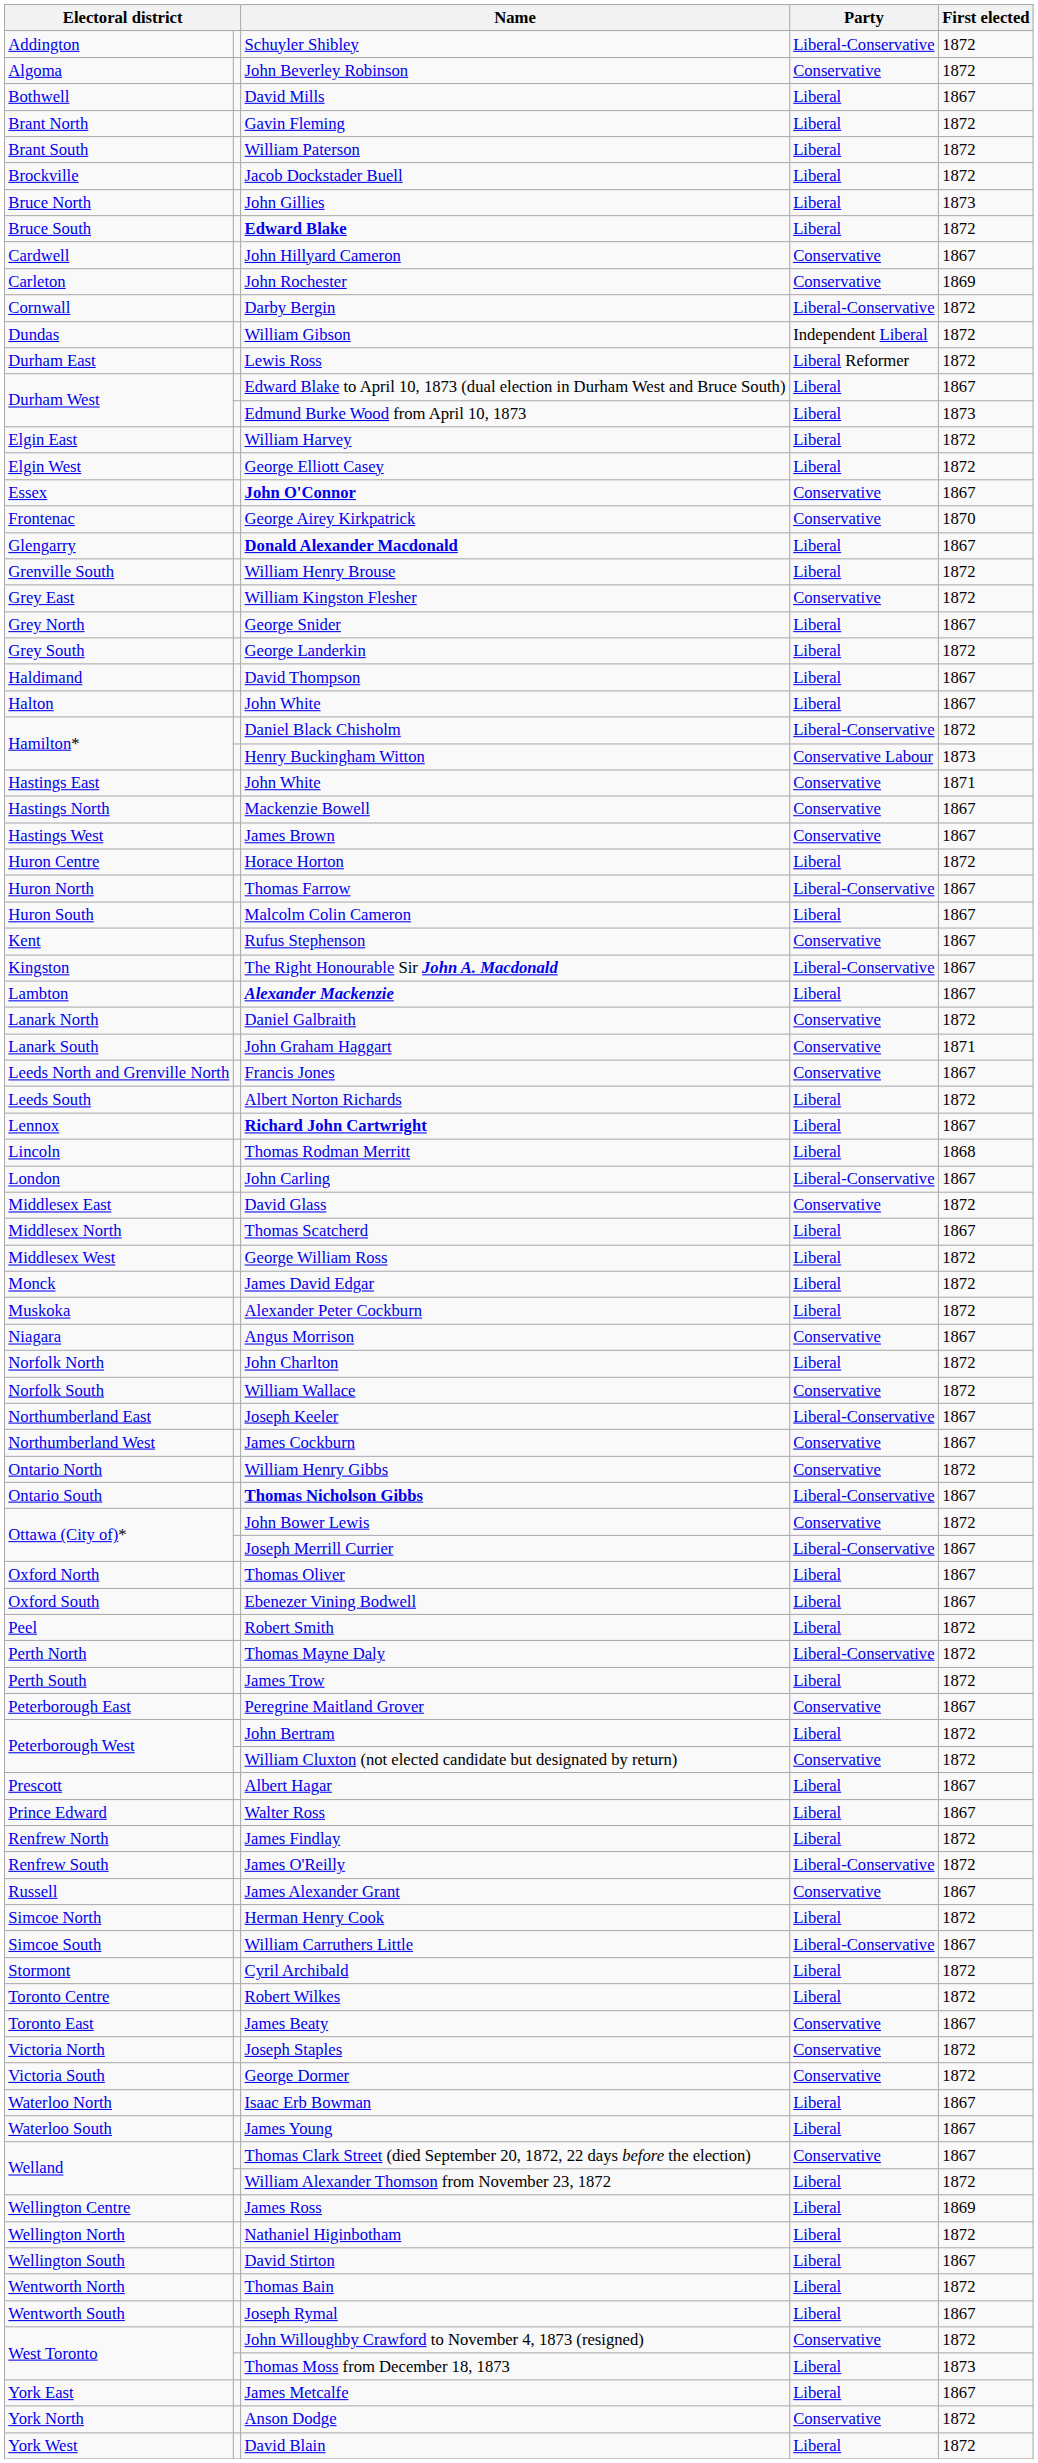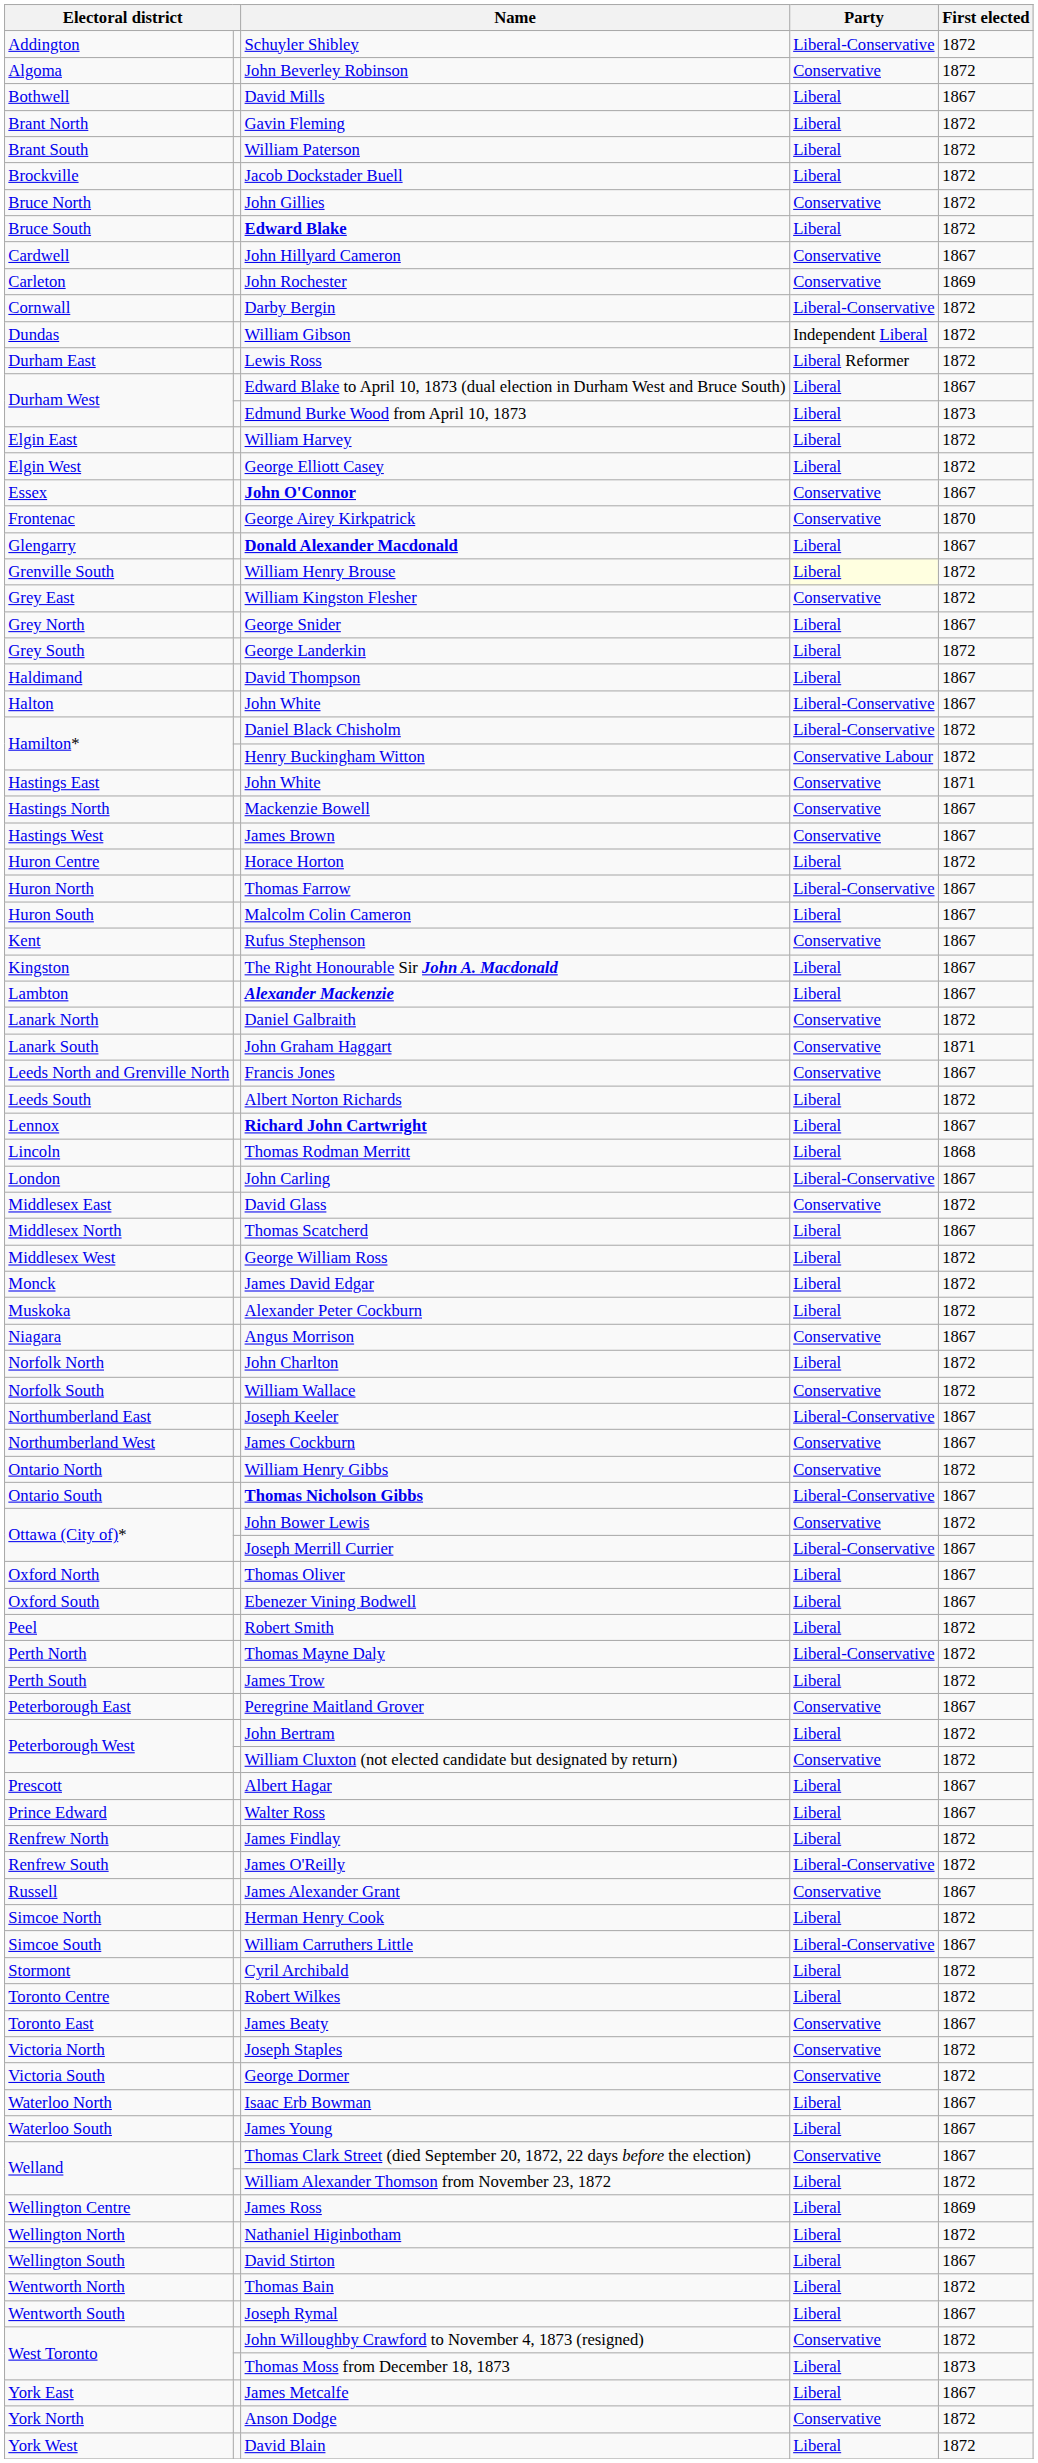(817, 202) Liberal -> (837, 202) Conservative
(959, 202) 1873 -> (959, 202) 1872
(817, 571) no background -> (817, 571) lightyellow background
(817, 703) Liberal -> (864, 703) Liberal-Conservative
(959, 756) 1873 -> (959, 756) 1872
(864, 967) Liberal-Conservative -> (817, 967) Liberal
